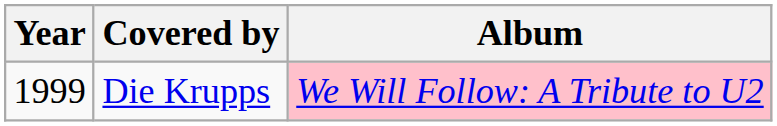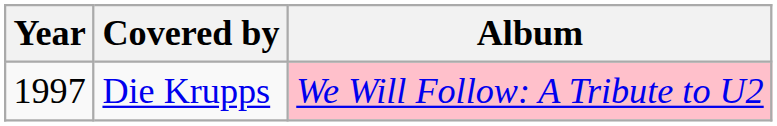(50, 90) 1999 -> (50, 90) 1997
